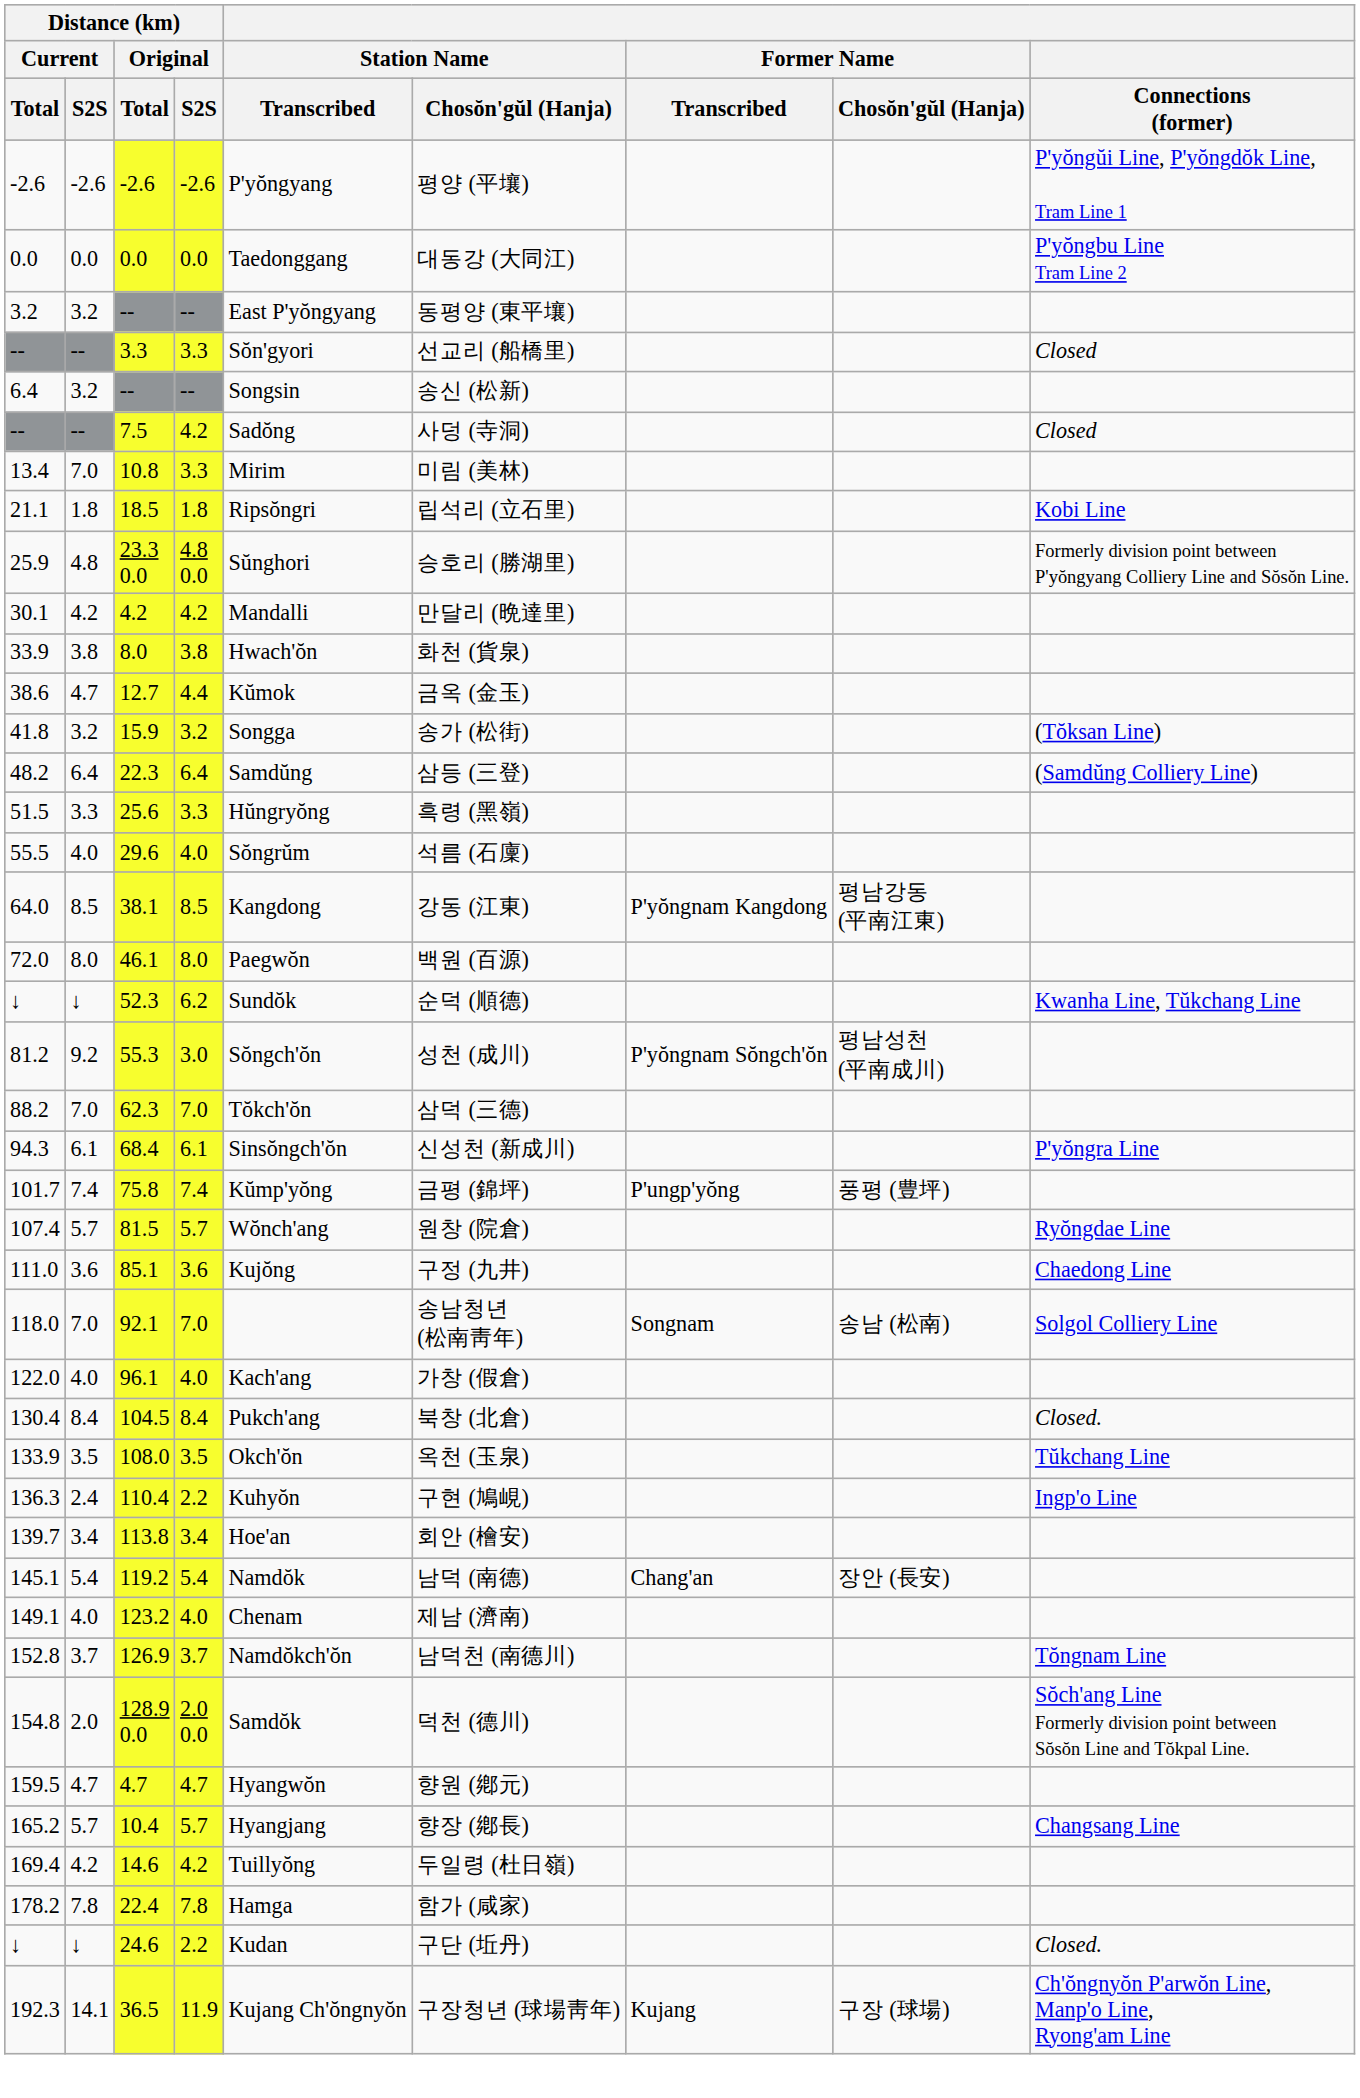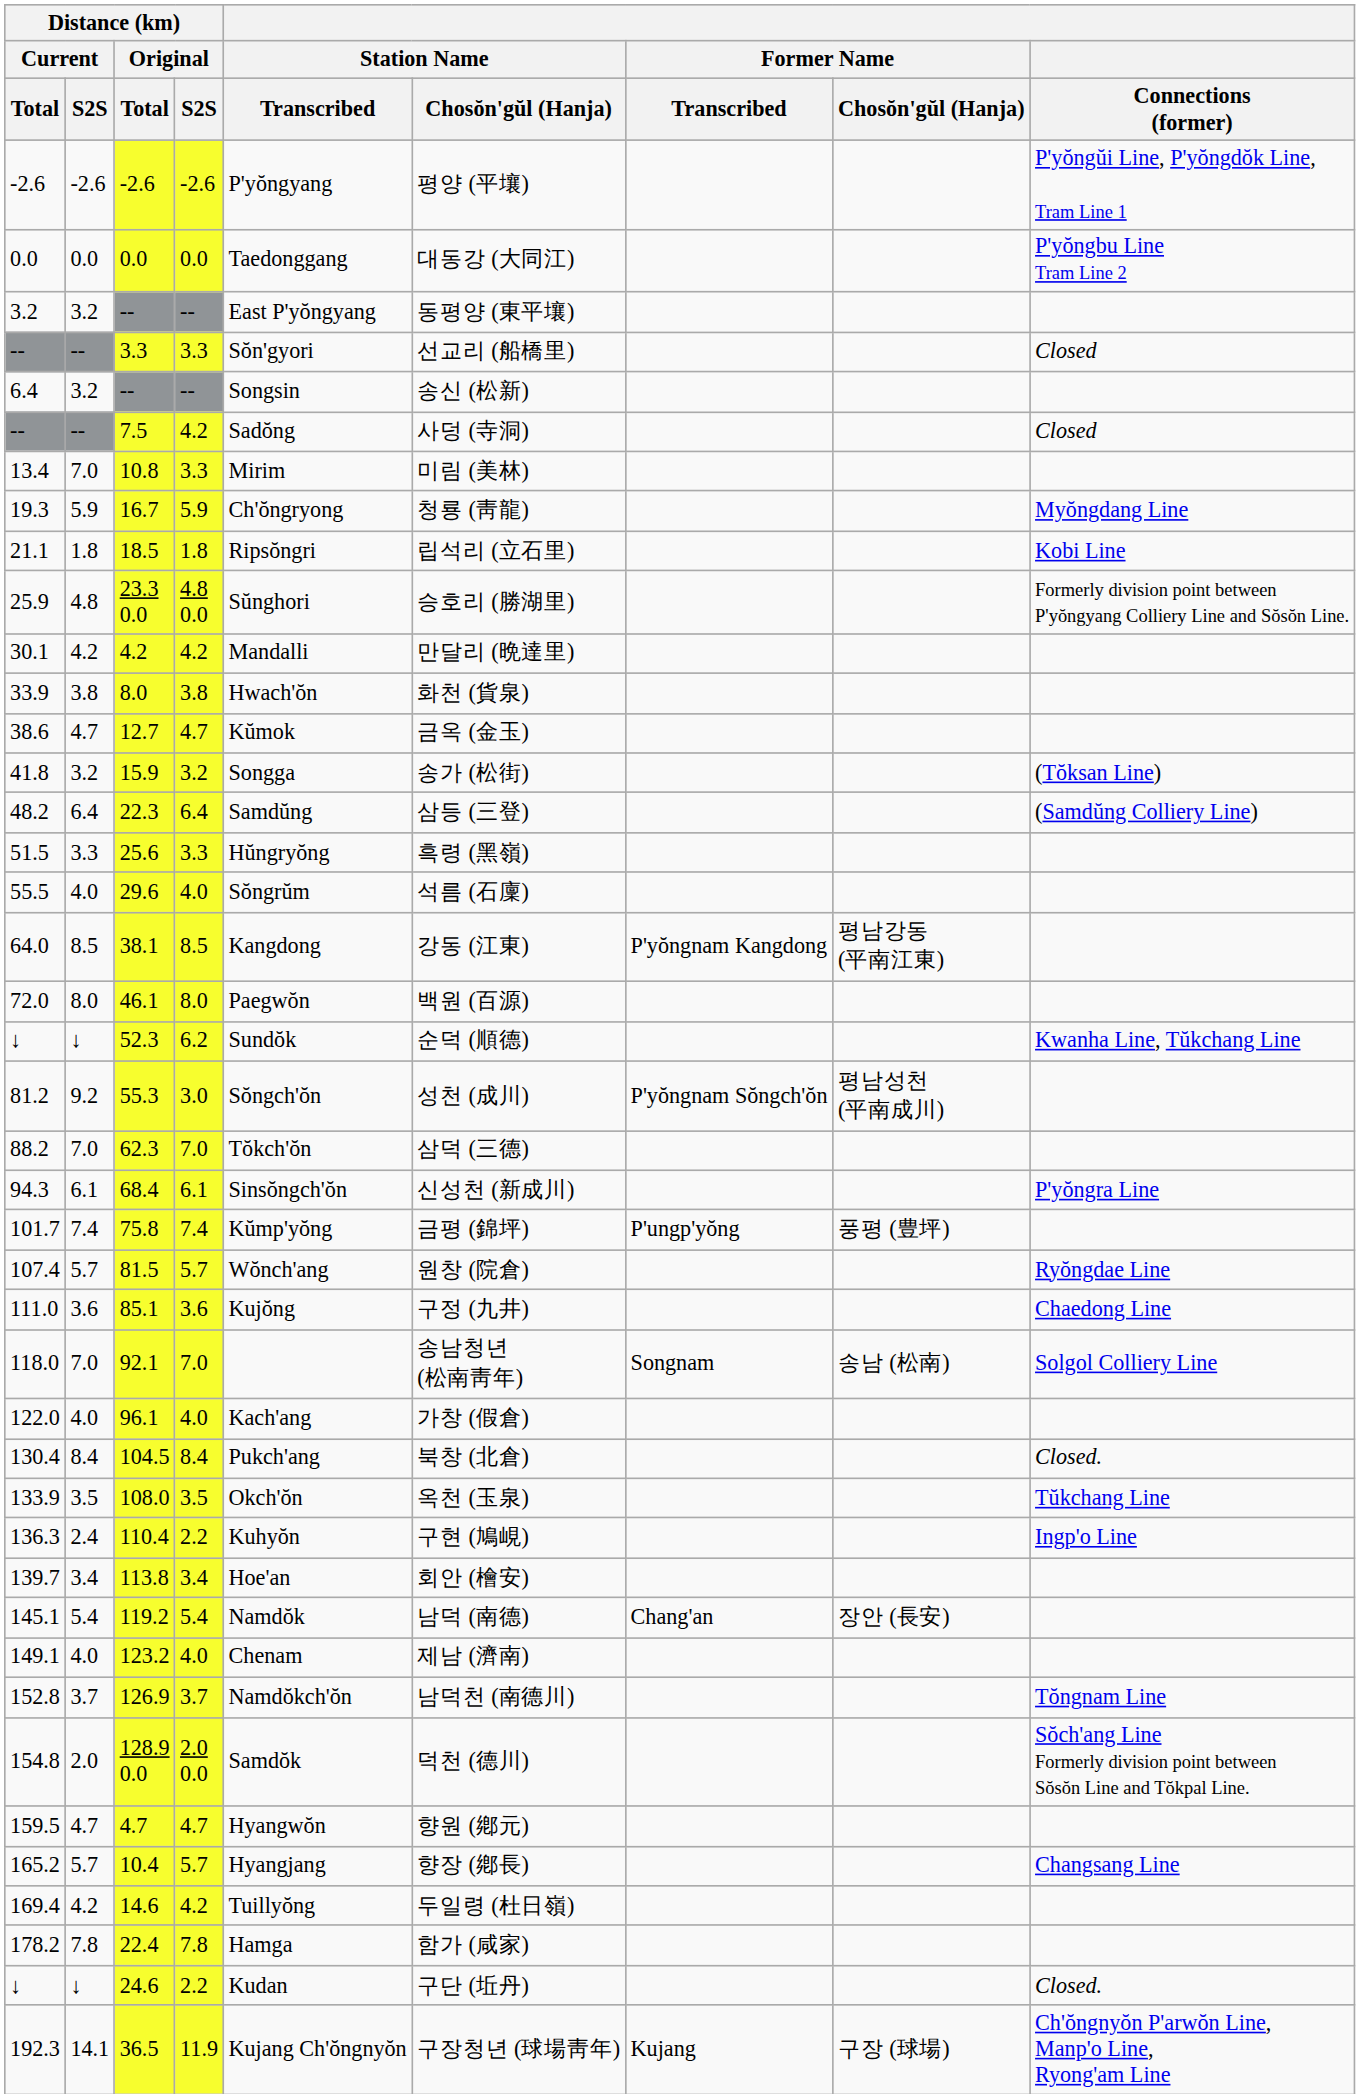+ row: (29, 510)
(194, 692) 4.4 -> (194, 732) 4.7
